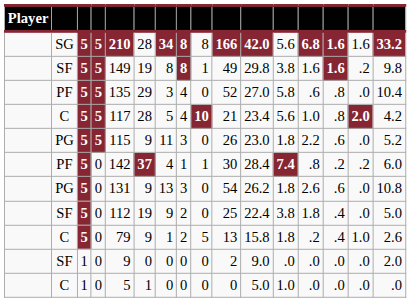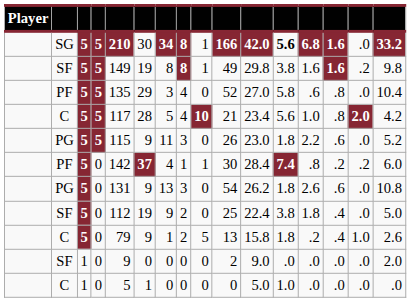(145, 44) 28 -> (145, 44) 30
(205, 44) 8 -> (205, 44) 1
(286, 44) normal -> (286, 44) bold
(361, 44) 1.6 -> (364, 44) .0
